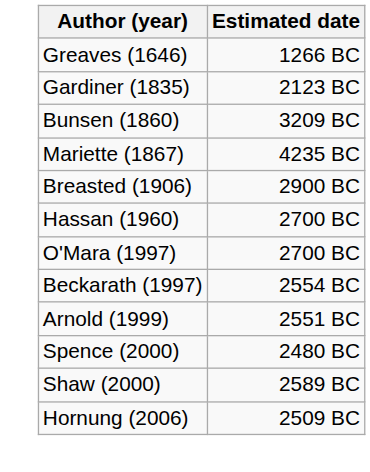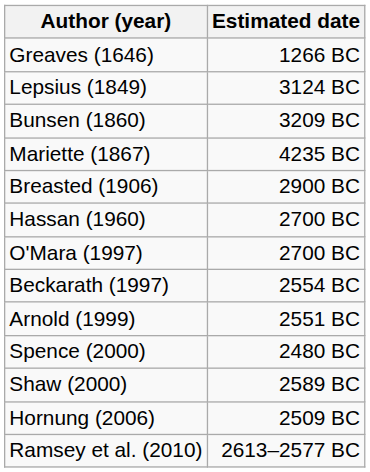- row: (116, 87)
+ row: (78, 87)
+ row: (106, 450)
